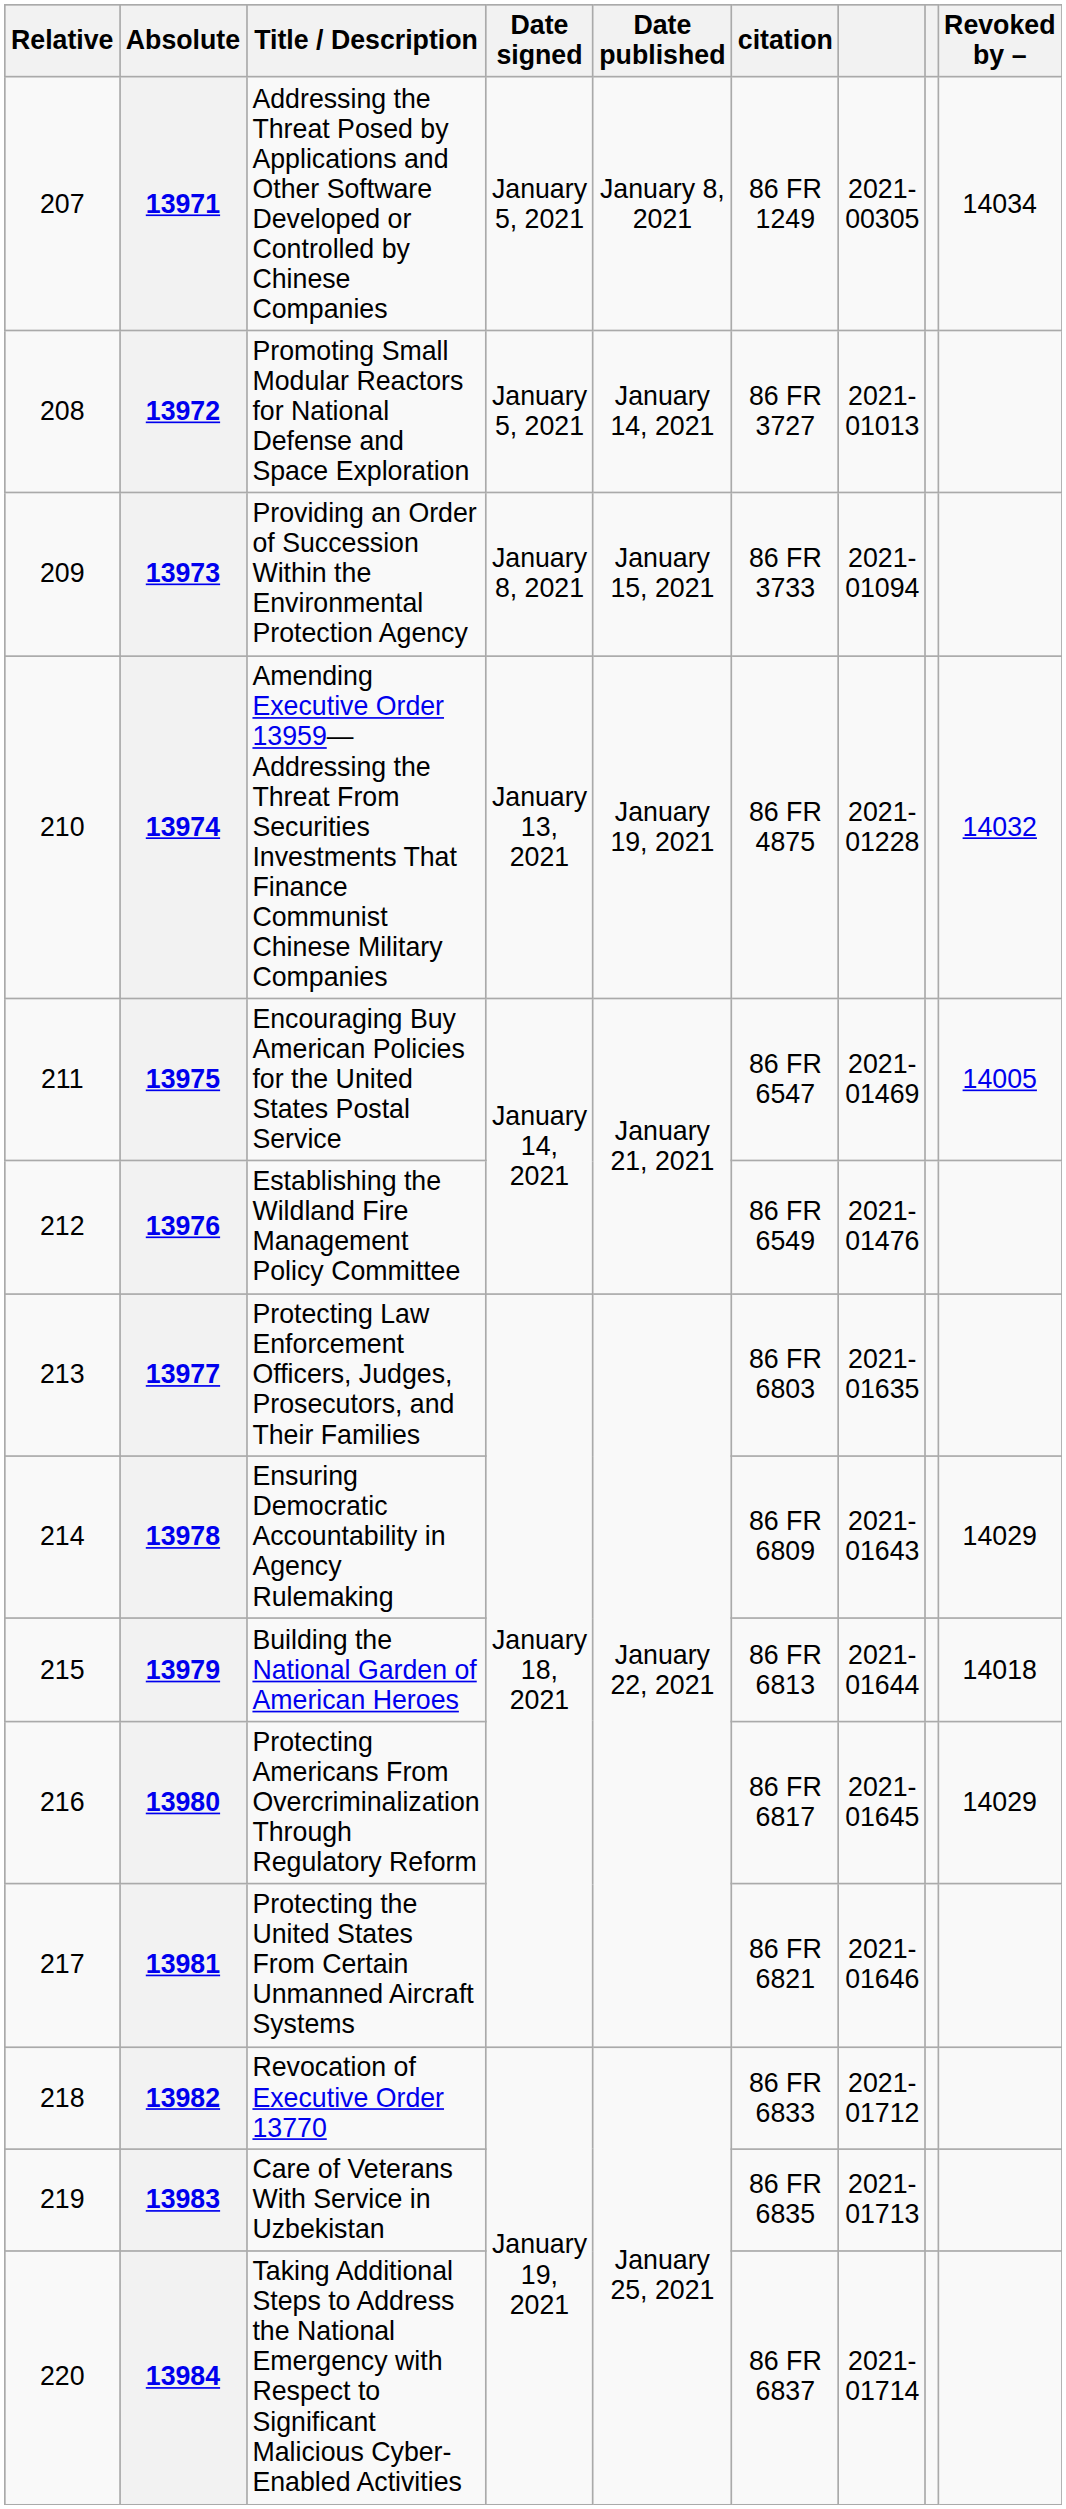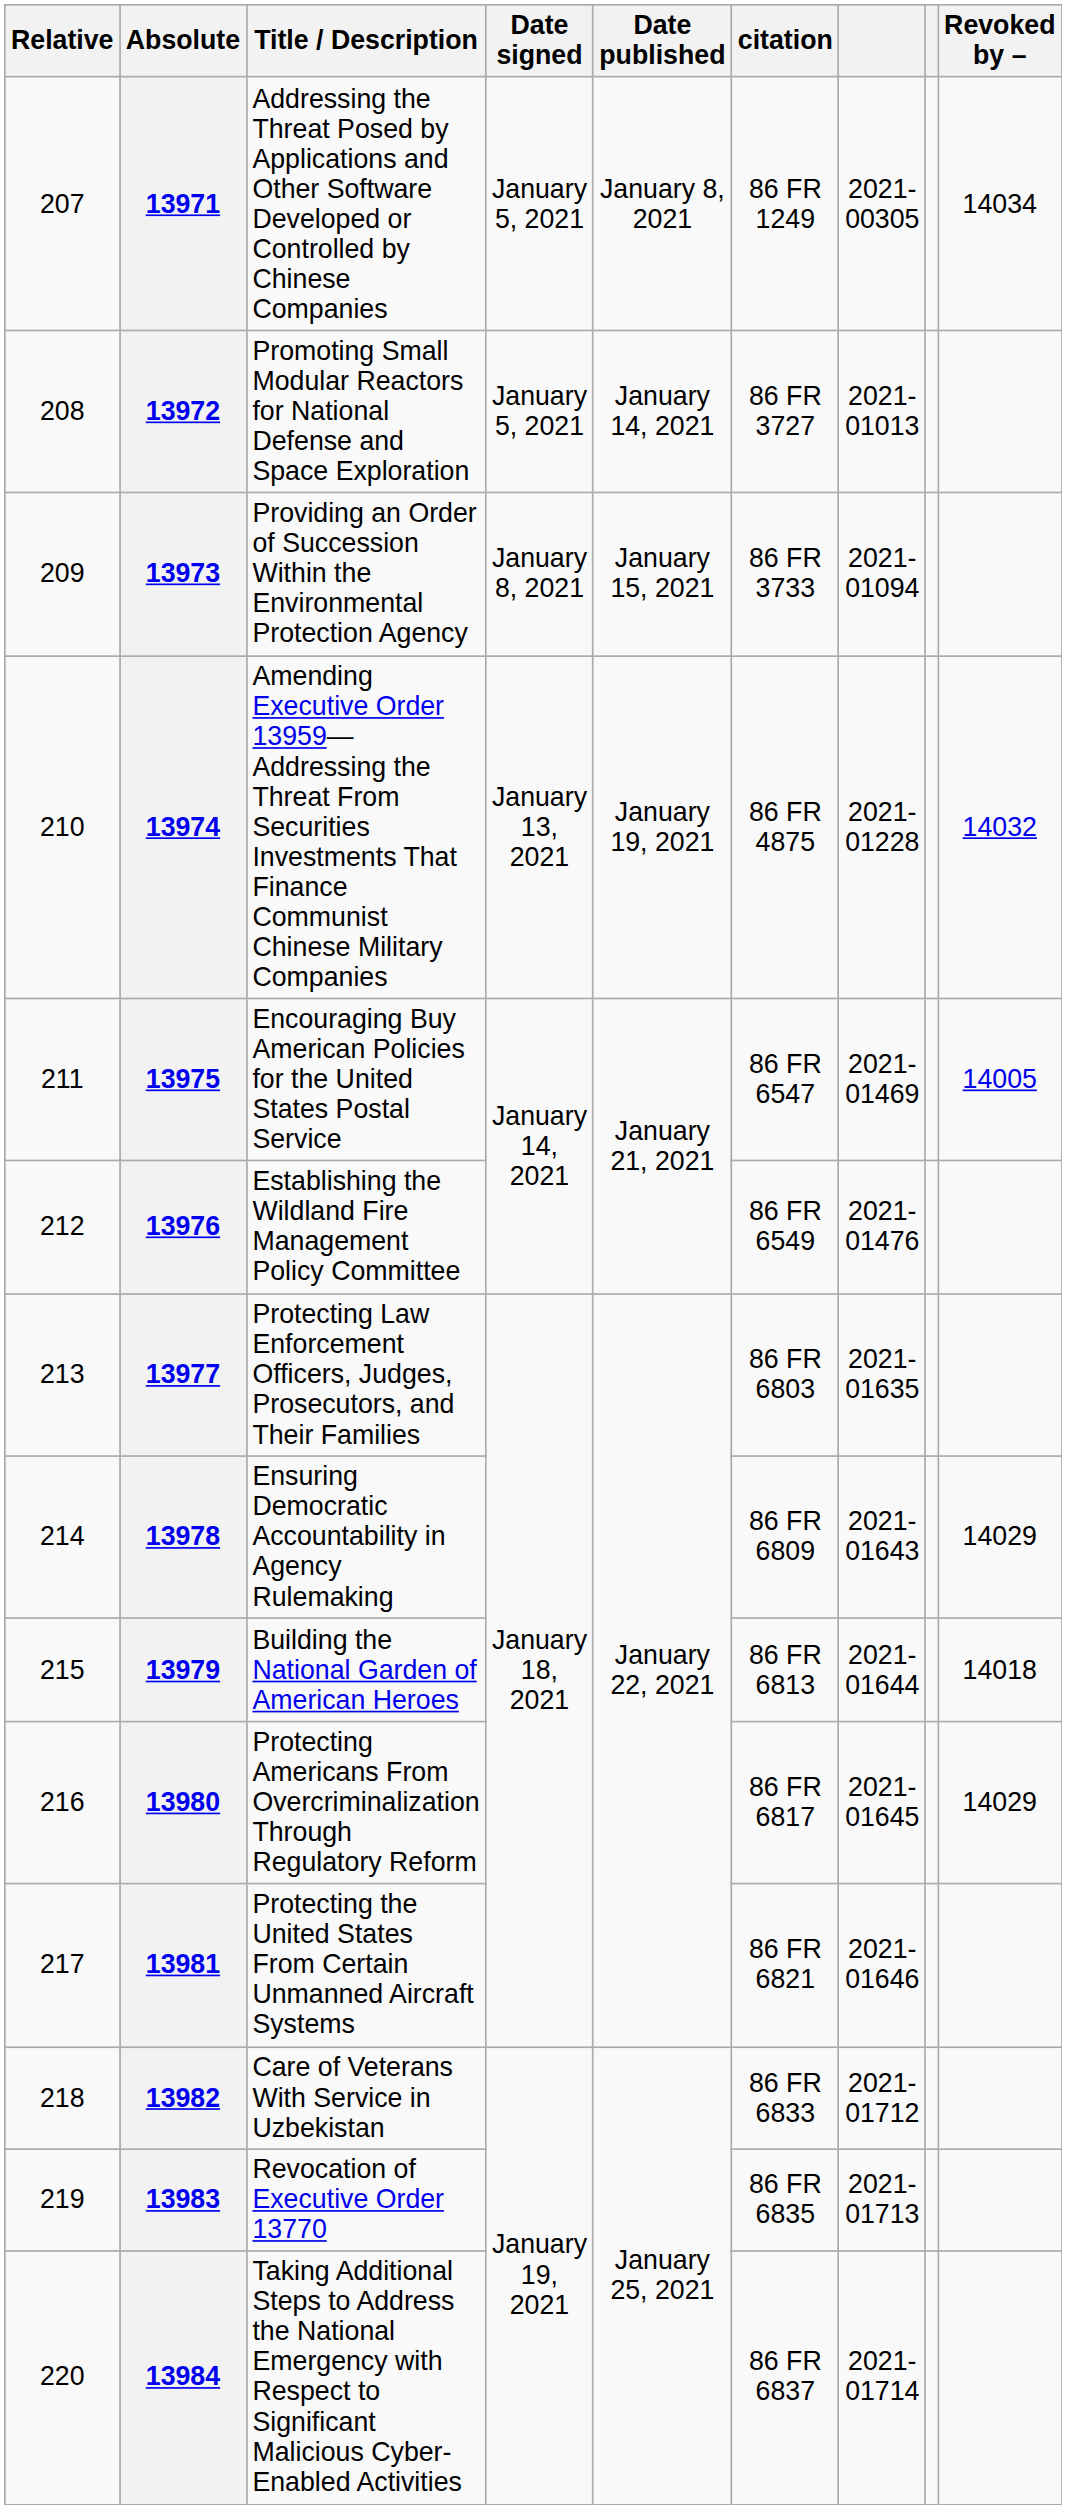(348, 2097) Revocation of Executive Order 13770 -> (353, 2097) Care of Veterans With Service in Uzbekistan
(353, 2199) Care of Veterans With Service in Uzbekistan -> (348, 2199) Revocation of Executive Order 13770
